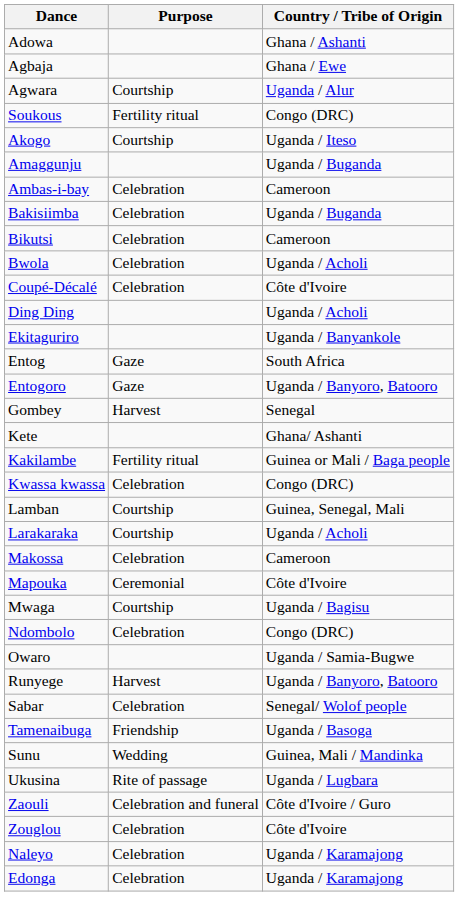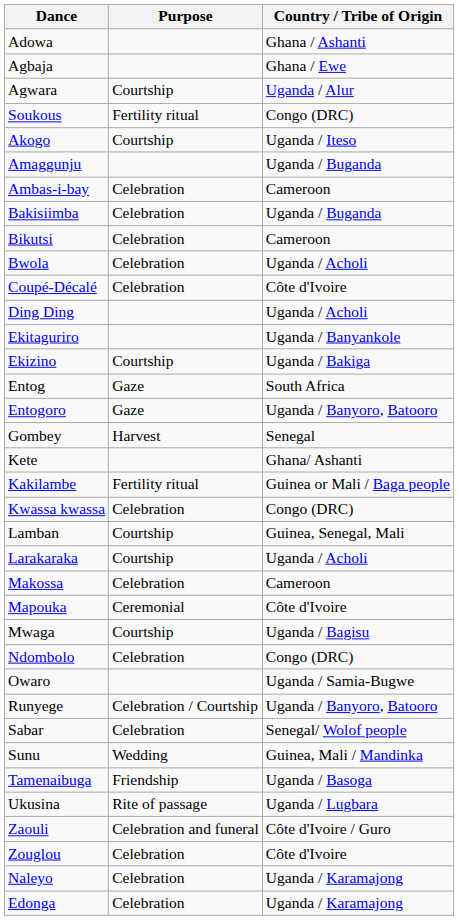+ row: (32, 361)
(136, 681) Harvest -> (185, 705) Celebration / Courtship
rows swapped: (24, 755) <-> (50, 730)
